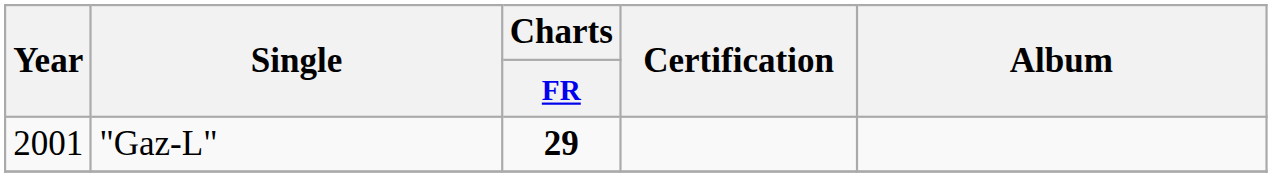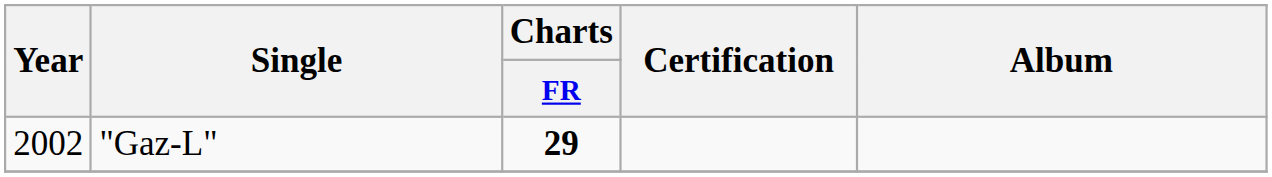(48, 143) 2001 -> (48, 143) 2002
